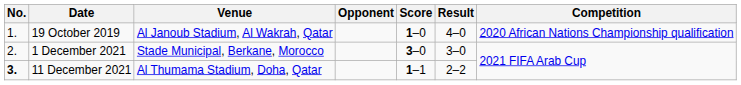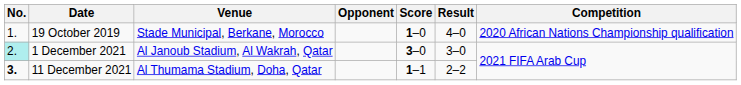(235, 32) Al Janoub Stadium, Al Wakrah, Qatar -> (230, 32) Stade Municipal, Berkane, Morocco
(12, 51) no background -> (12, 51) paleturquoise background
(230, 51) Stade Municipal, Berkane, Morocco -> (235, 51) Al Janoub Stadium, Al Wakrah, Qatar
